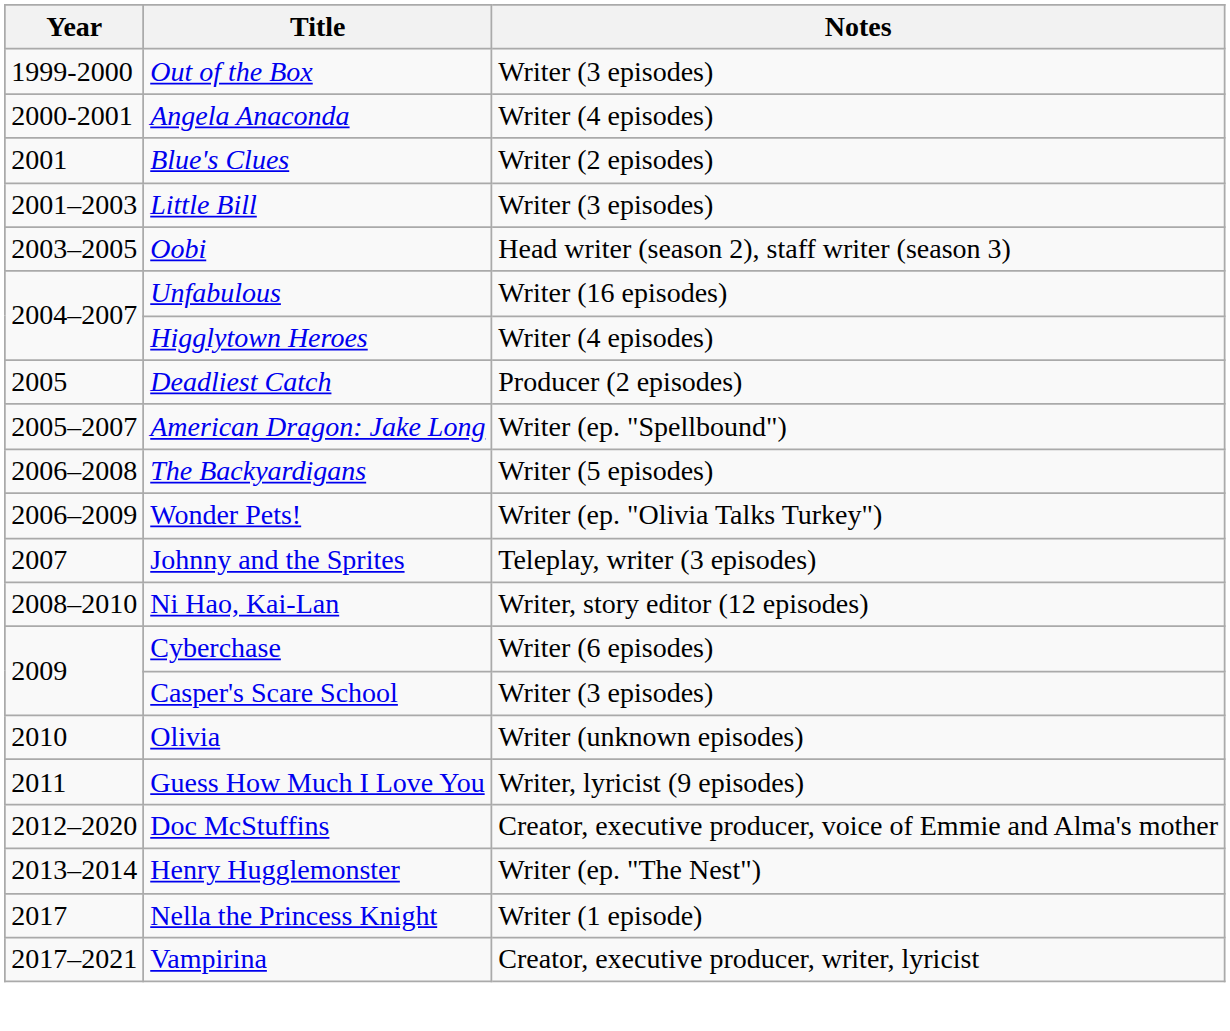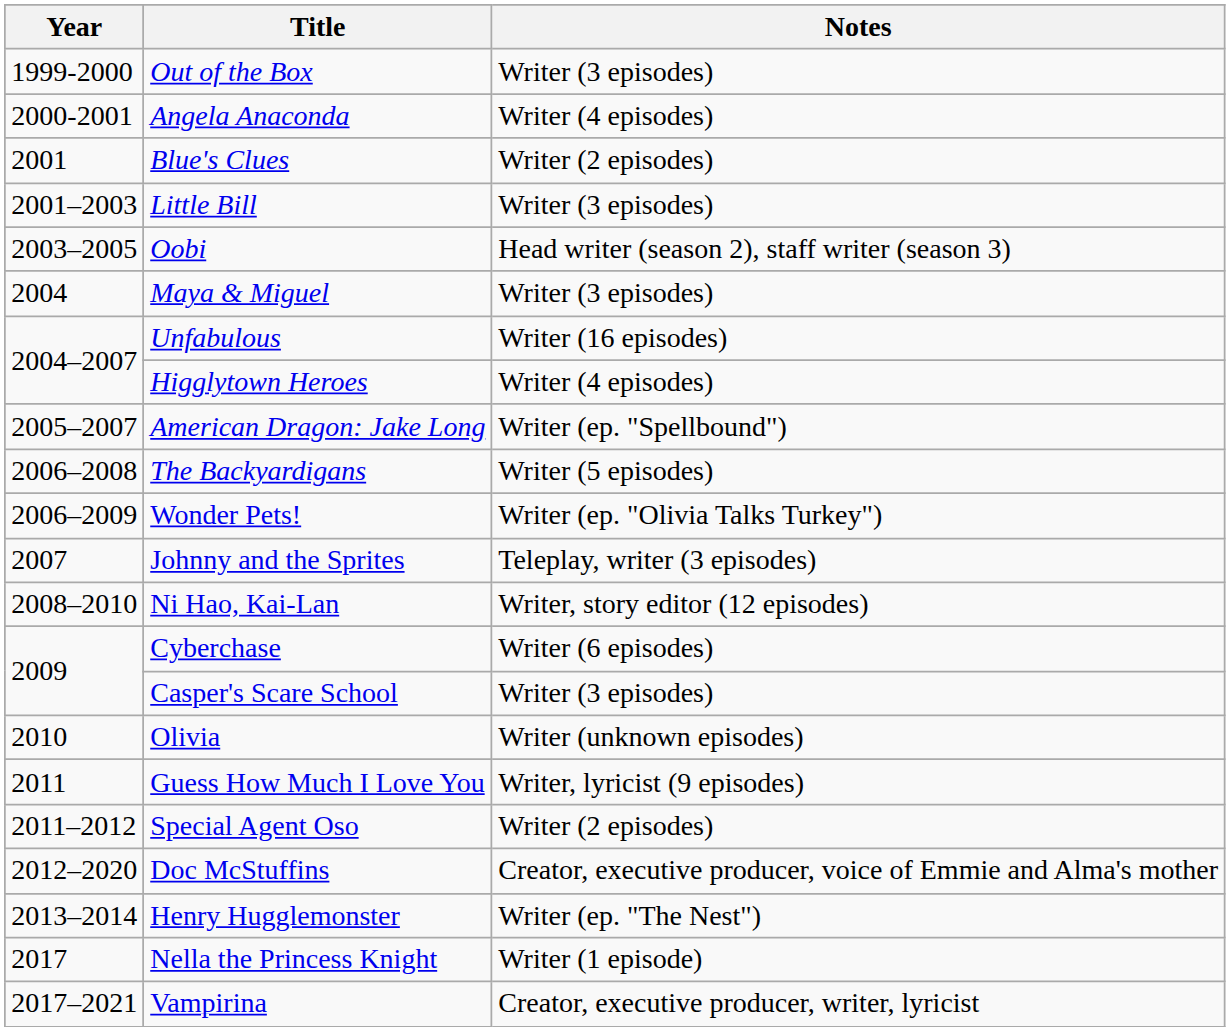+ row: (240, 293)
- row: (241, 381)
+ row: (254, 826)
